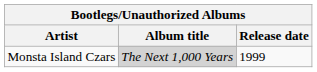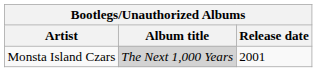(252, 56) 1999 -> (252, 56) 2001
